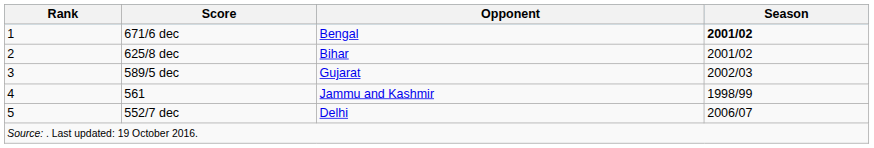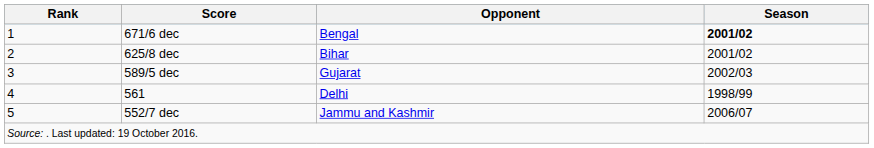(377, 93) Jammu and Kashmir -> (334, 93) Delhi
(334, 113) Delhi -> (377, 113) Jammu and Kashmir
